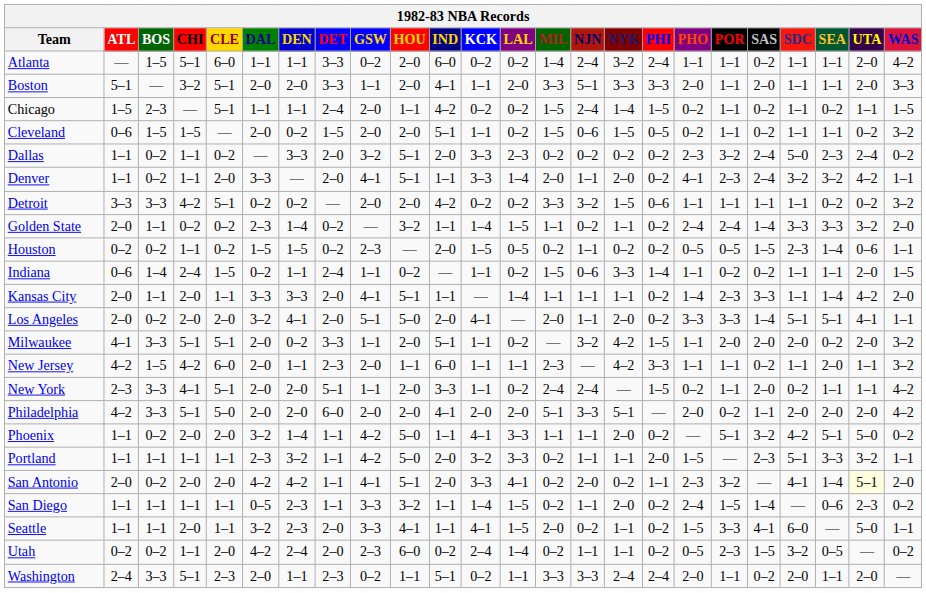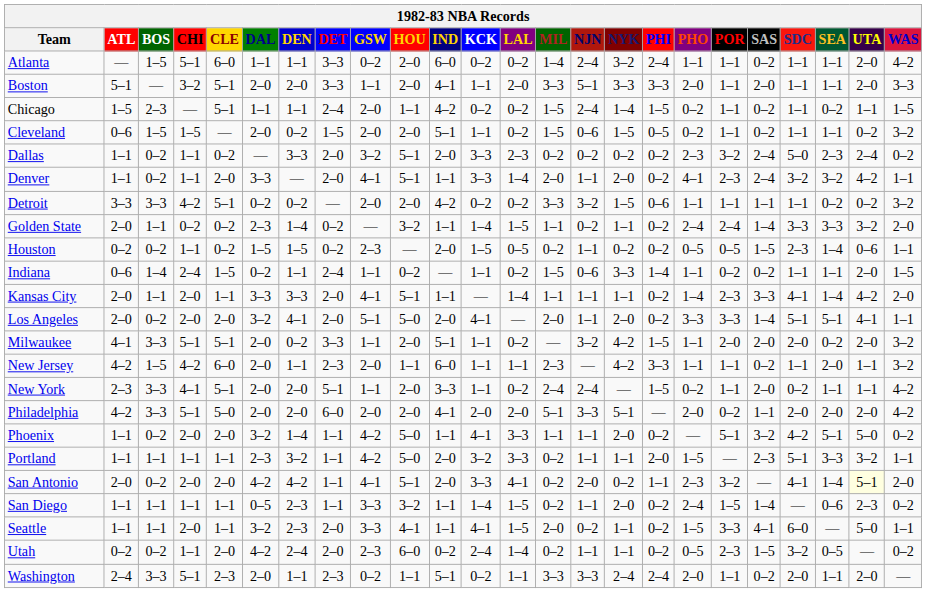(798, 296) 1–1 -> (798, 296) 4–1
